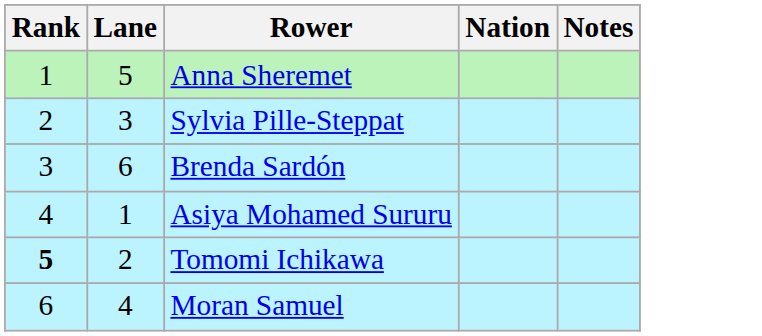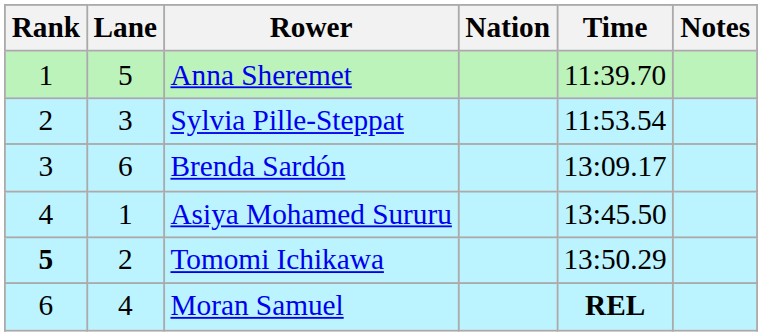+ column: (615, 27)
